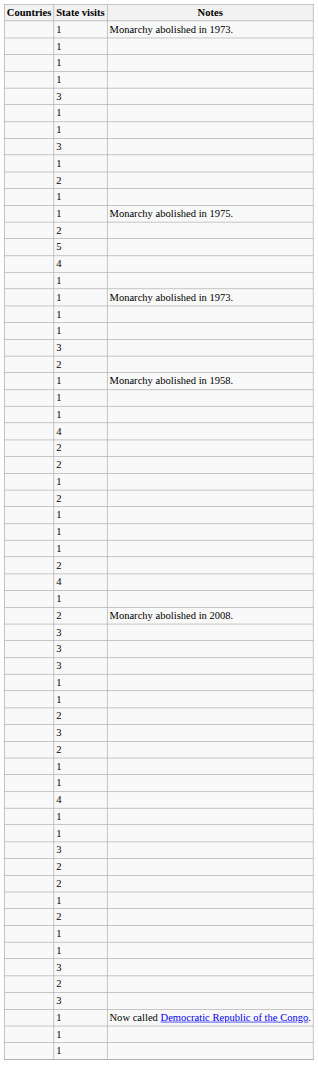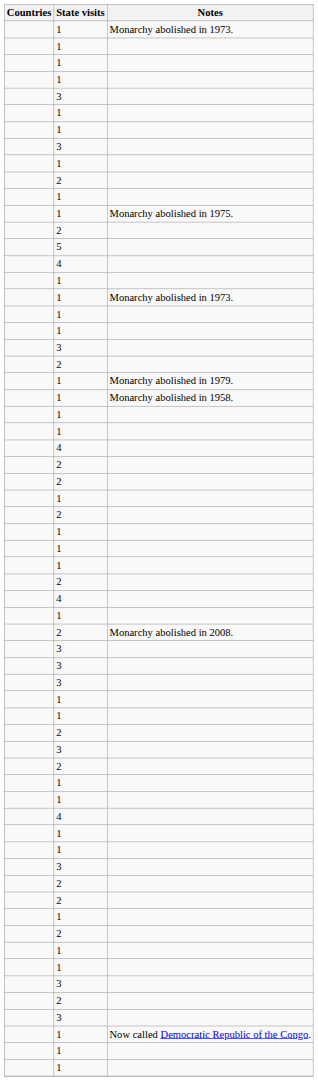+ row: (59, 381)
